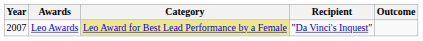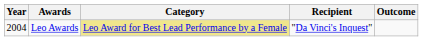(17, 28) 2007 -> (17, 28) 2004
